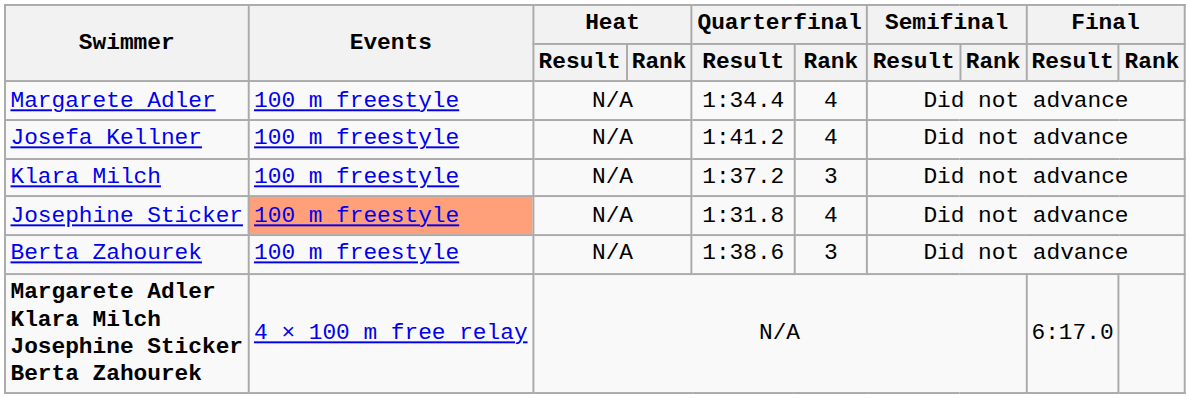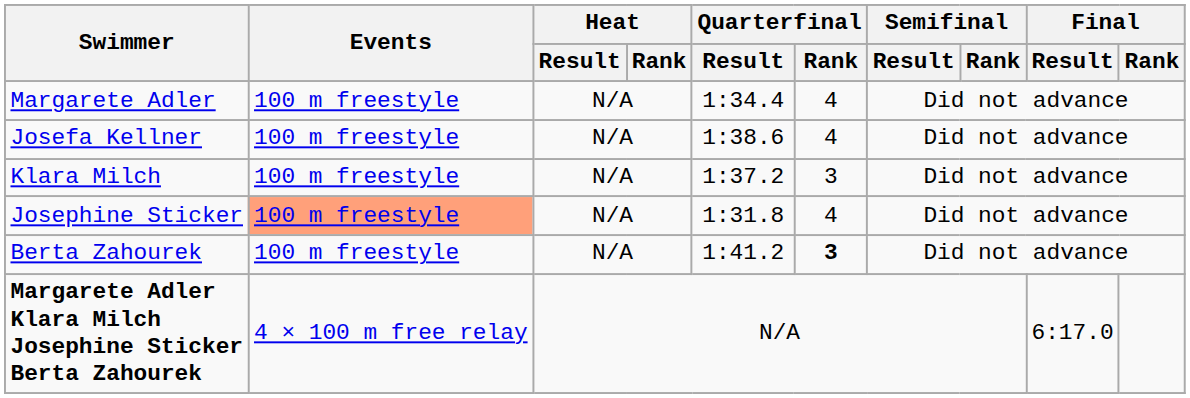(743, 139) 1:41.2 -> (743, 139) 1:38.6
(743, 254) 1:38.6 -> (743, 254) 1:41.2
(831, 254) normal -> (831, 254) bold
